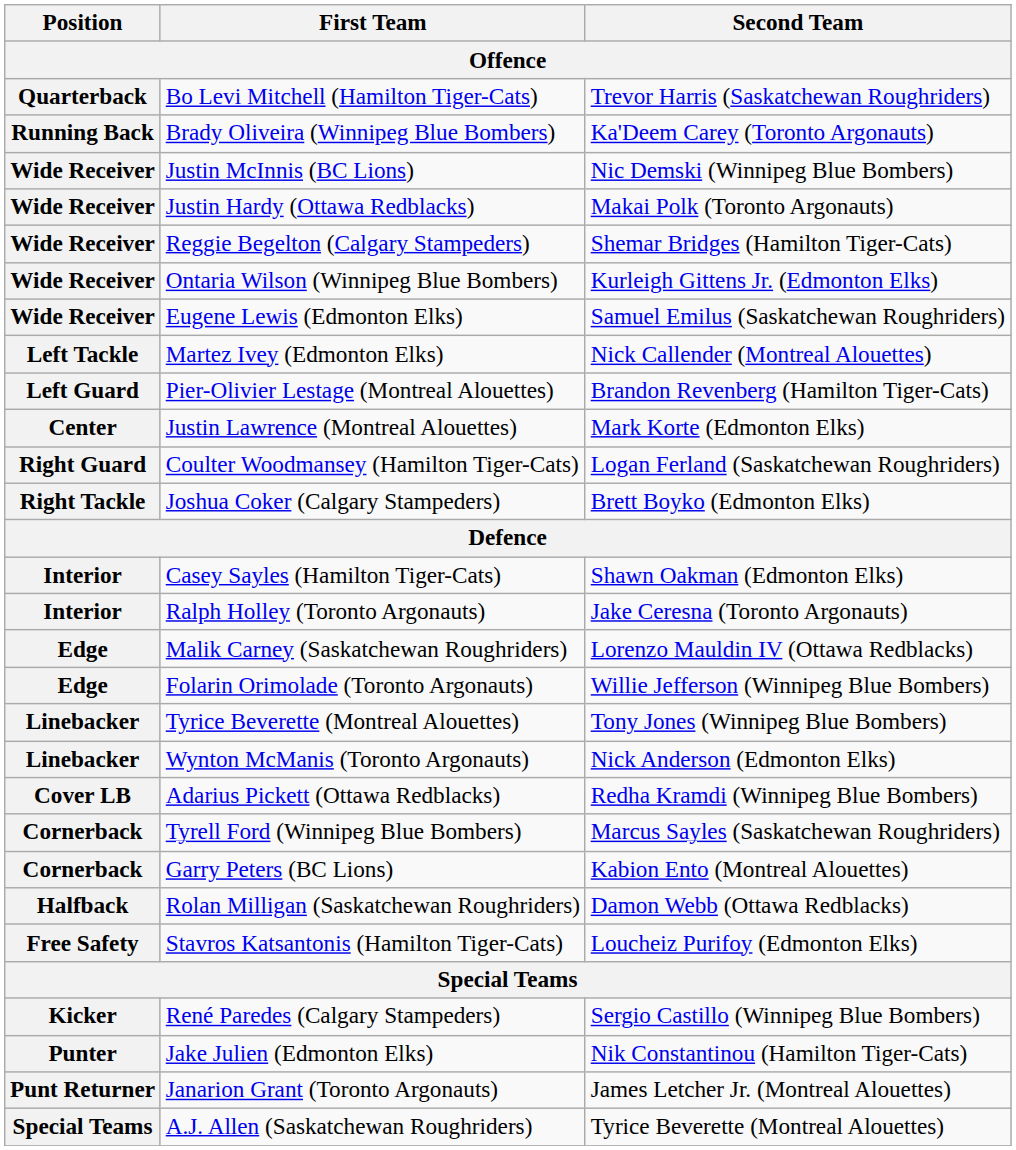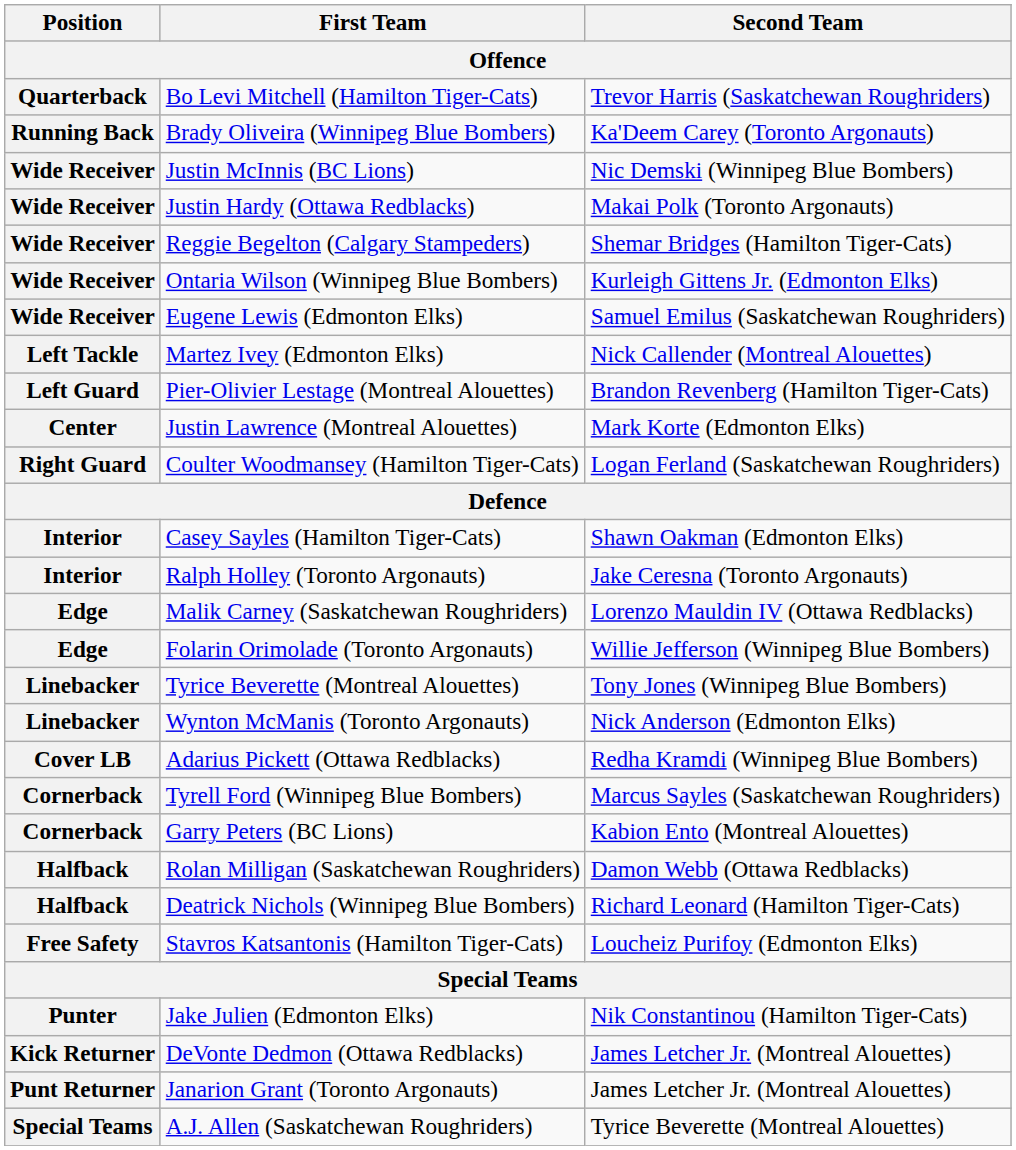- row: (333, 501)
+ row: (370, 905)
- row: (333, 1016)
+ row: (344, 1053)
